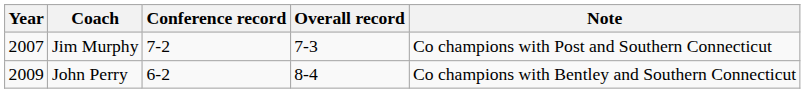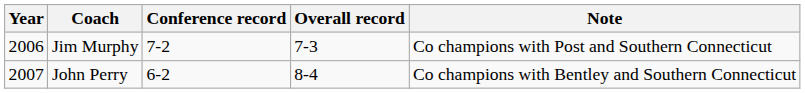(26, 46) 2007 -> (26, 46) 2006
(26, 74) 2009 -> (26, 74) 2007
